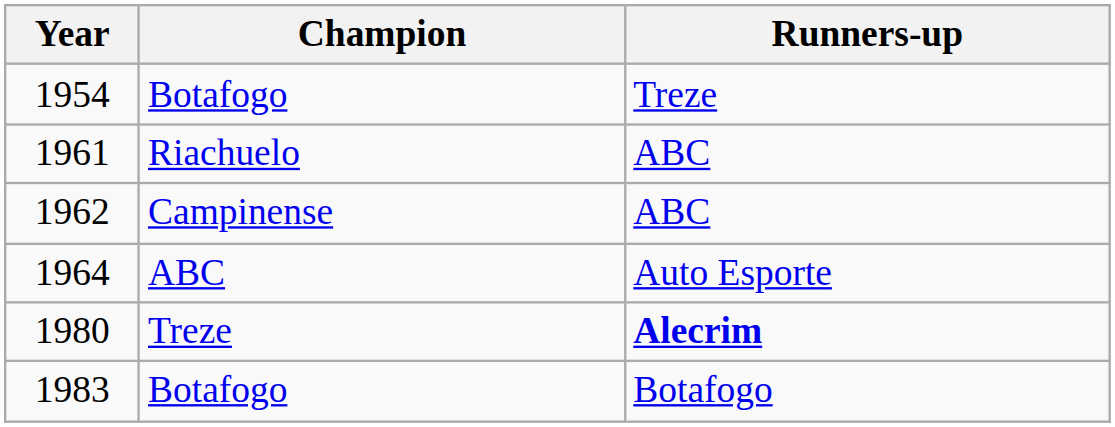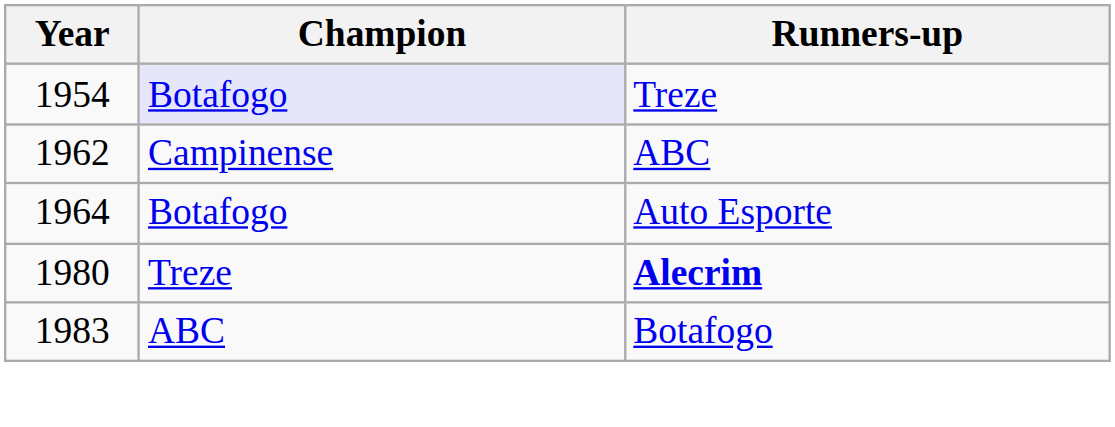(218, 93) no background -> (218, 93) lavender background
- row: (72, 152)
(187, 271) ABC -> (218, 212) Botafogo
(218, 390) Botafogo -> (187, 331) ABC
